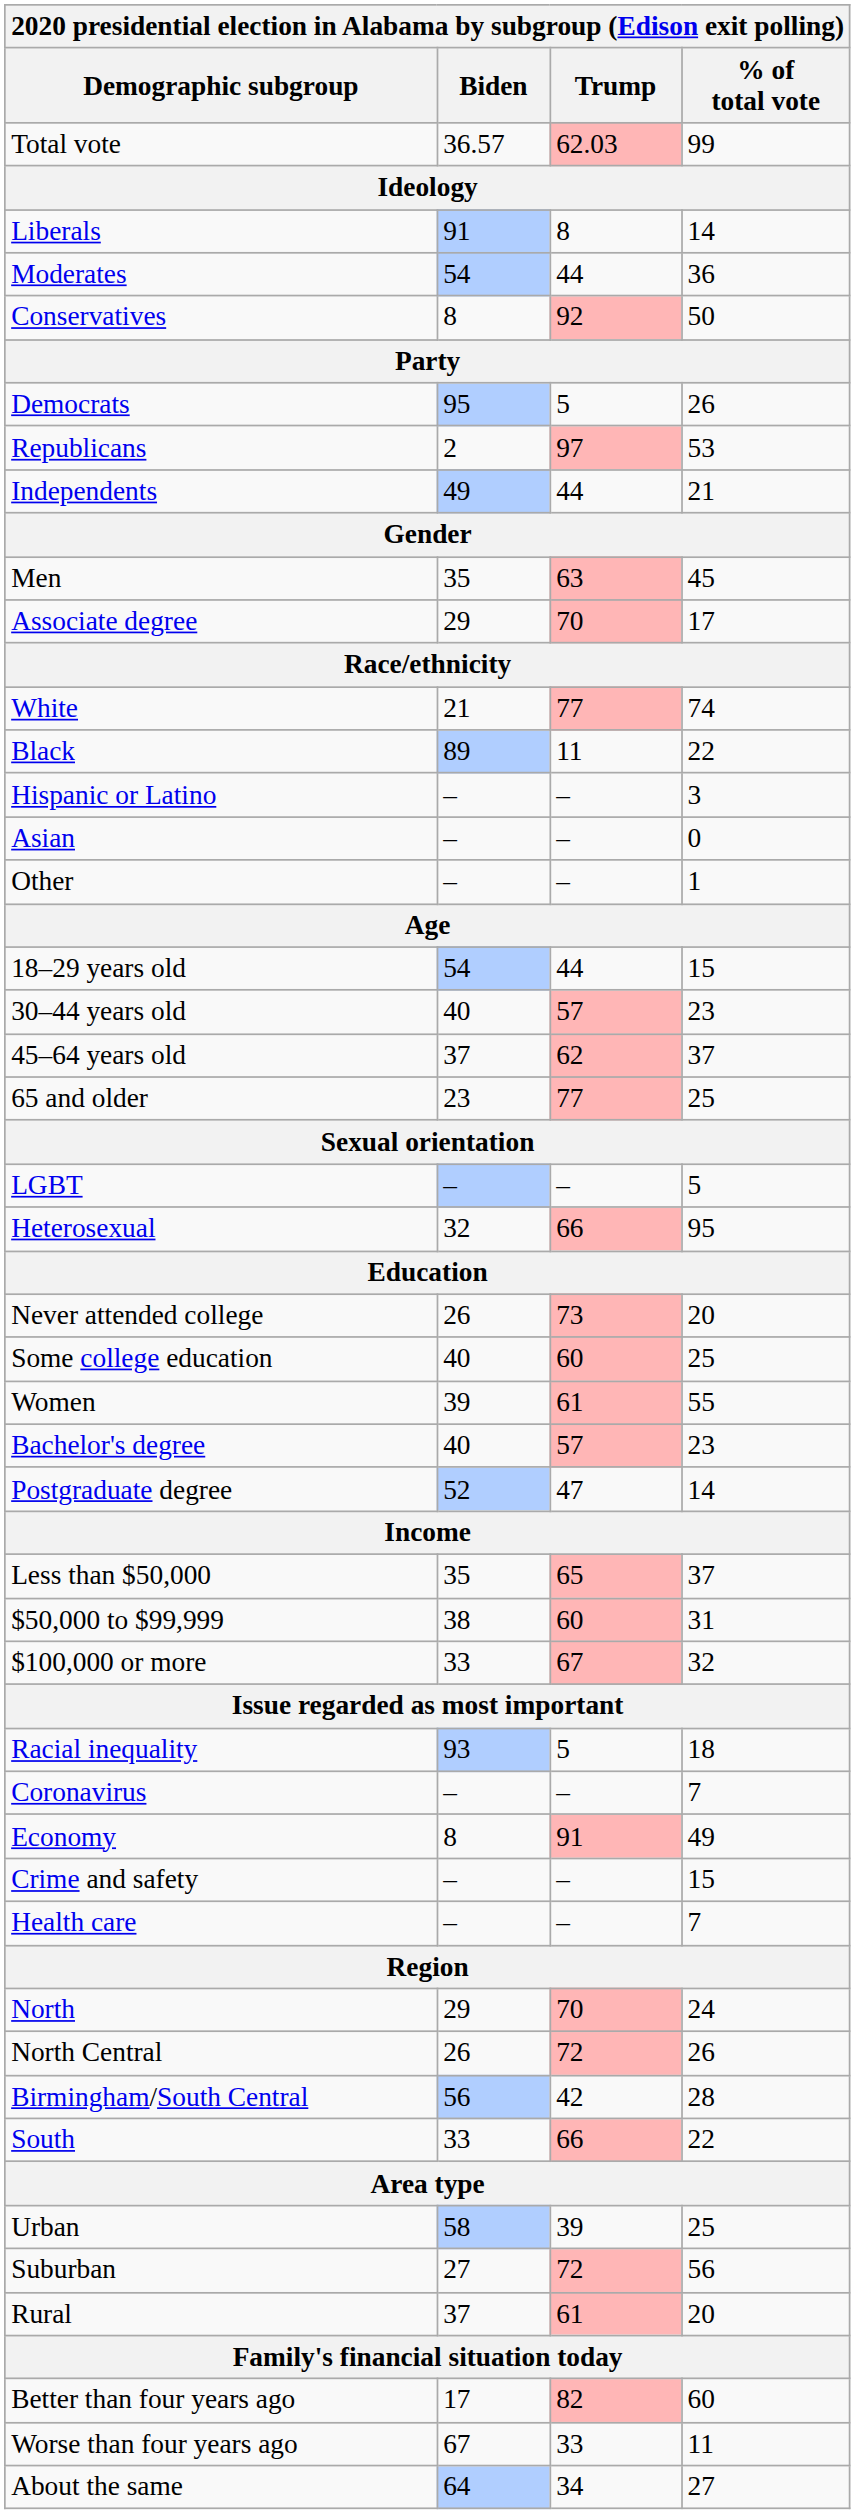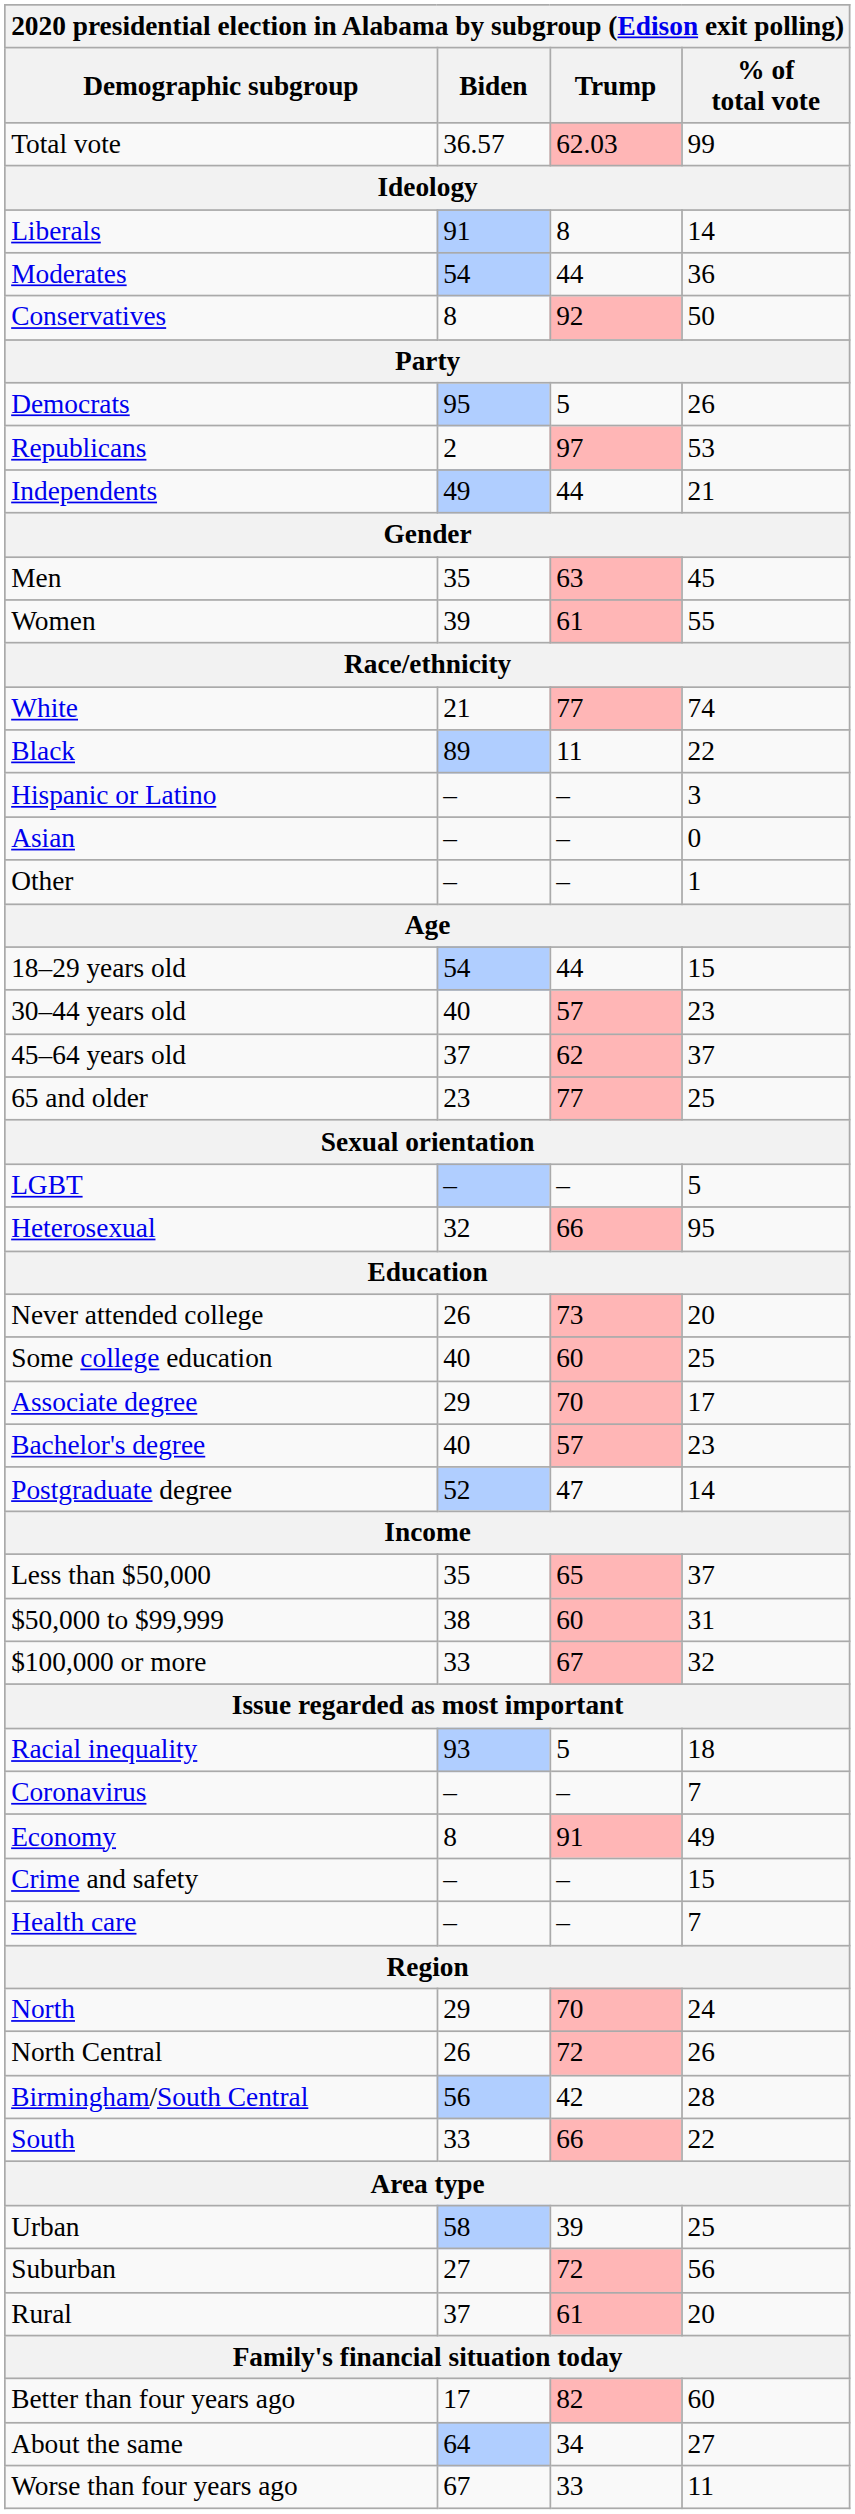rows swapped: (53, 1402) <-> (104, 621)
rows swapped: (154, 2443) <-> (97, 2486)
